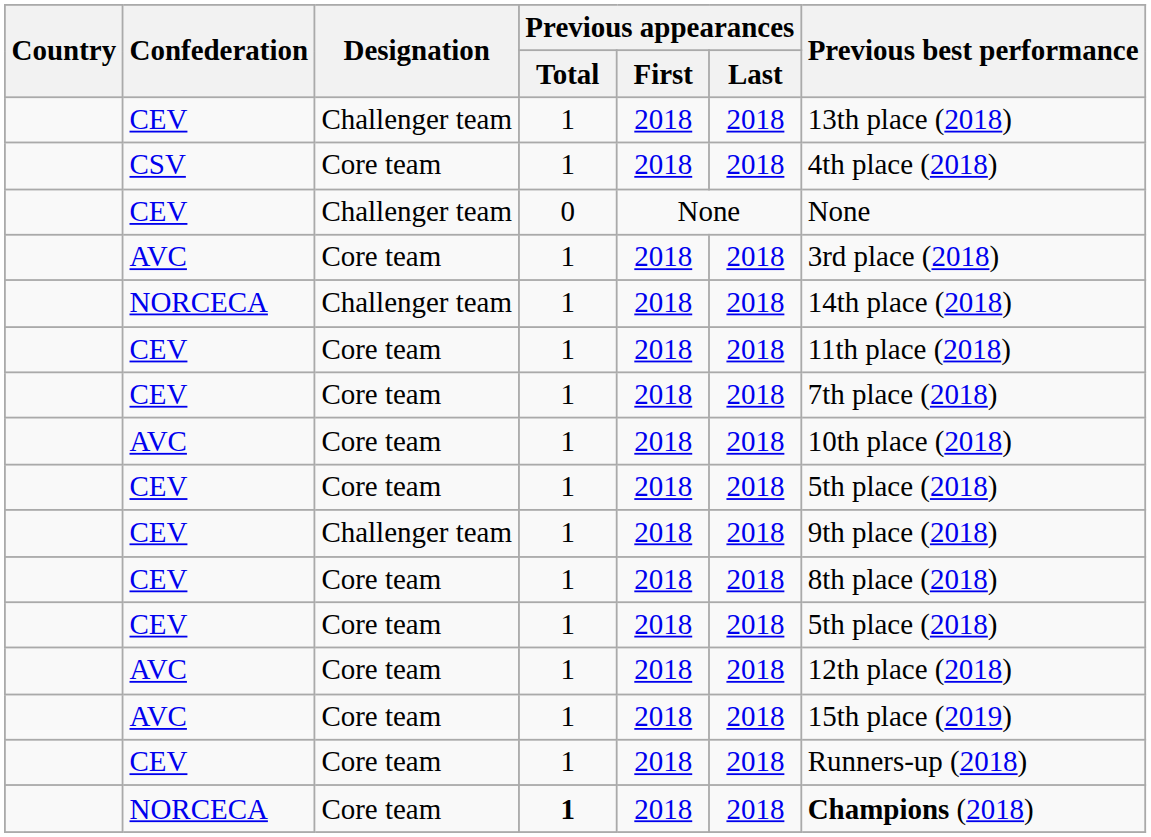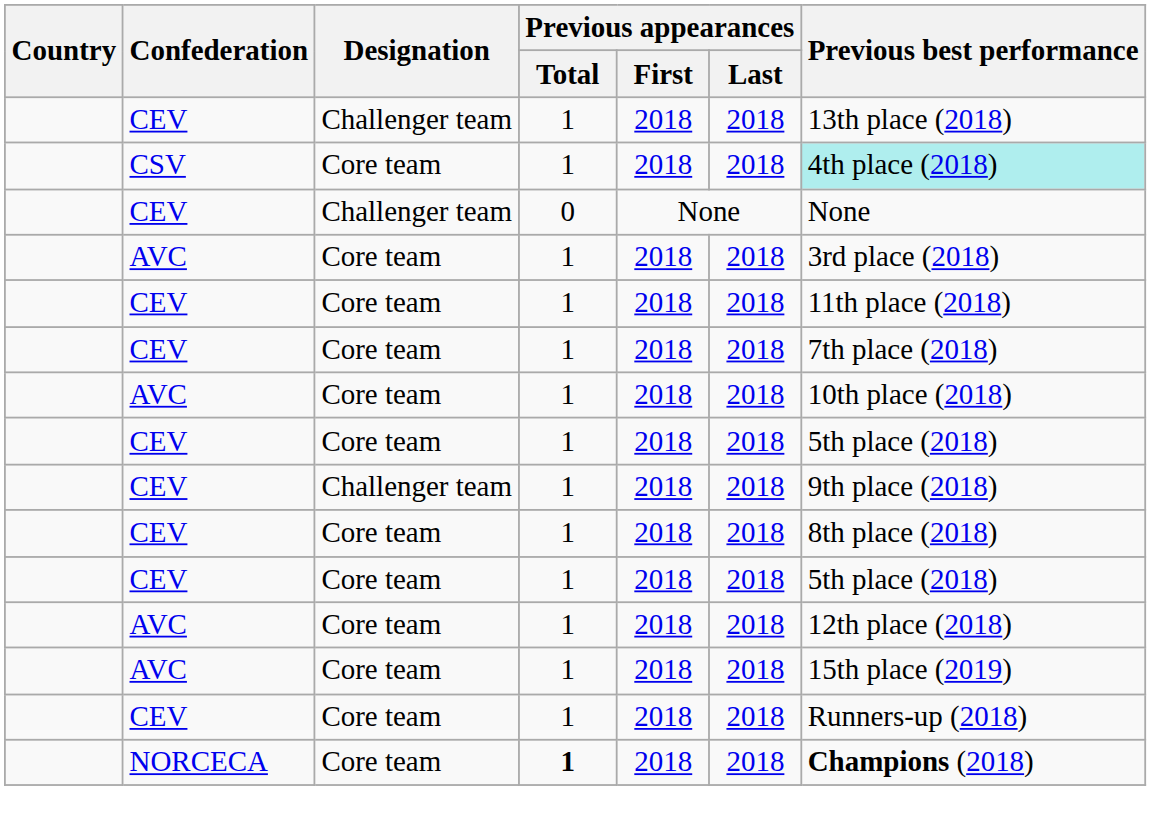(903, 165) no background -> (903, 165) paleturquoise background
- row: (199, 303)
